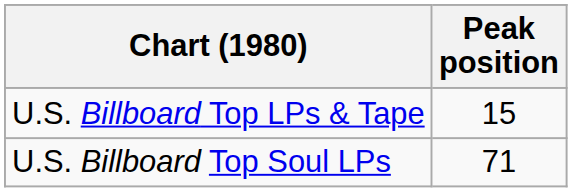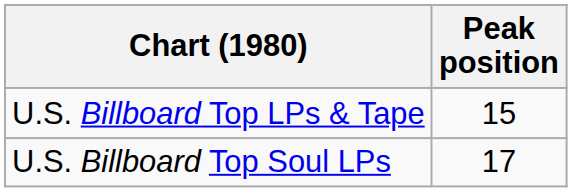(499, 161) 71 -> (499, 161) 17
